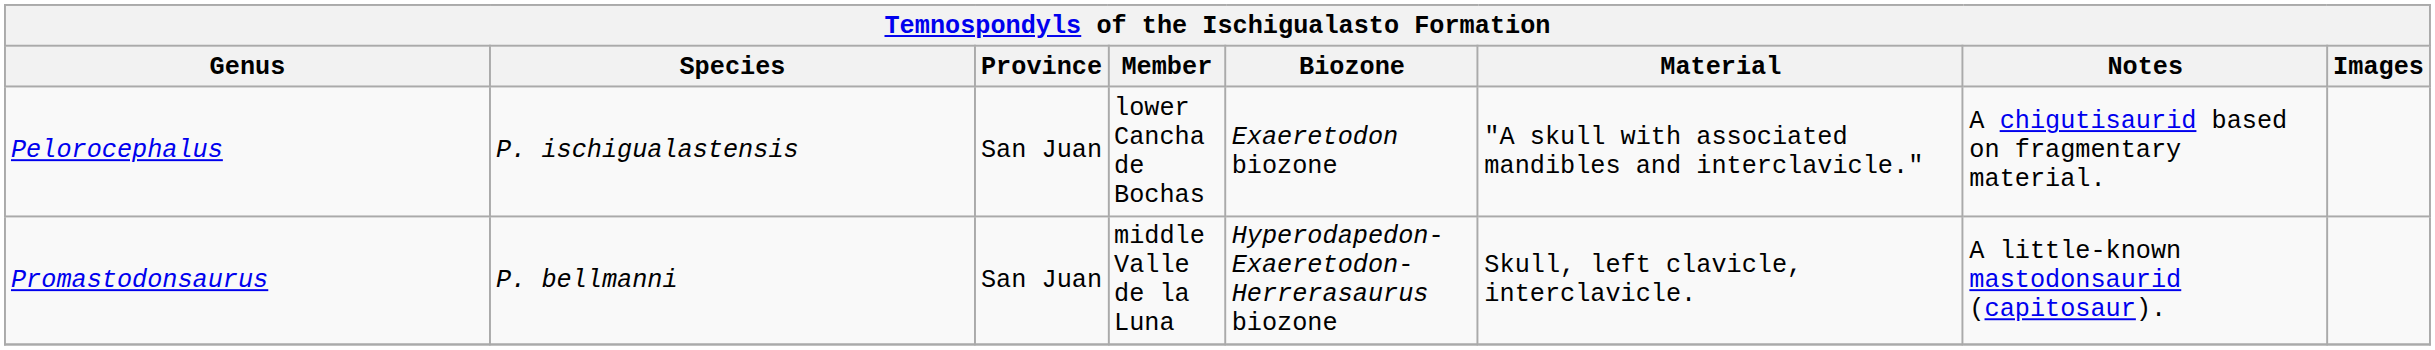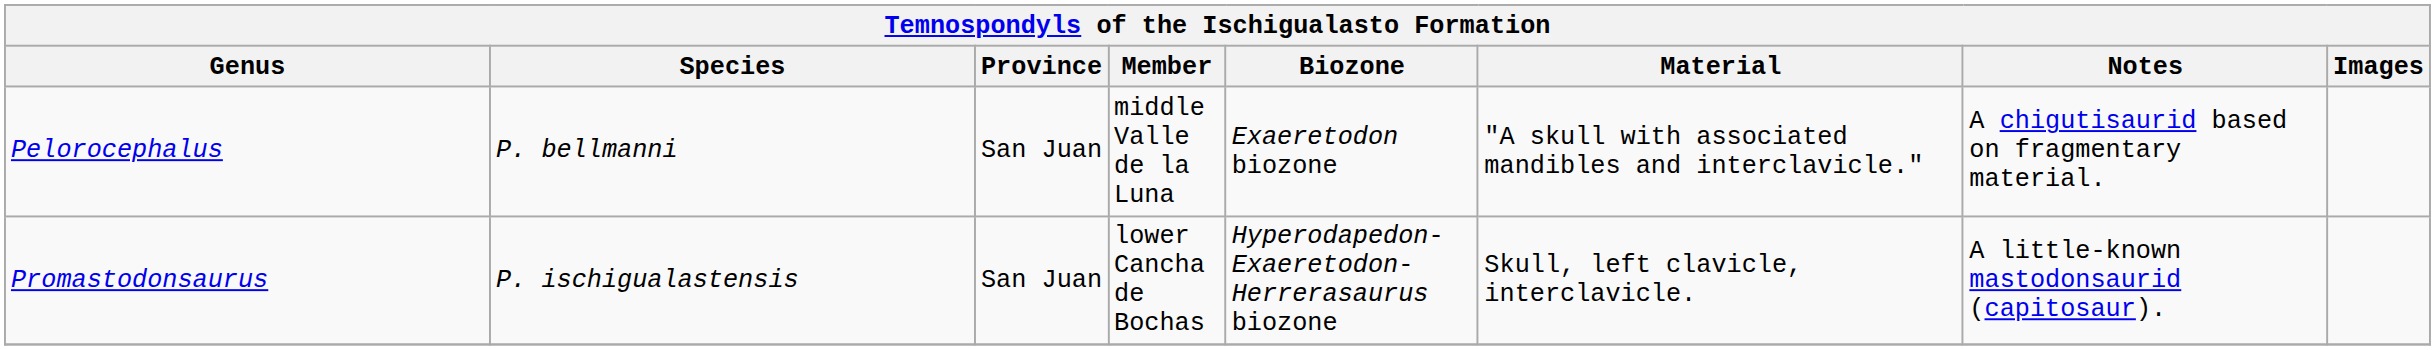(647, 151) P. ischigualastensis -> (587, 151) P. bellmanni
(1159, 151) lower Cancha de Bochas -> (1159, 151) middle Valle de la Luna
(587, 280) P. bellmanni -> (647, 280) P. ischigualastensis
(1159, 280) middle Valle de la Luna -> (1159, 280) lower Cancha de Bochas
